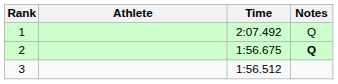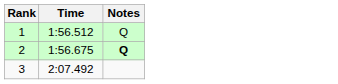- column: (133, 13)
(259, 32) 2:07.492 -> (71, 32) 1:56.512
(259, 69) 1:56.512 -> (71, 69) 2:07.492
